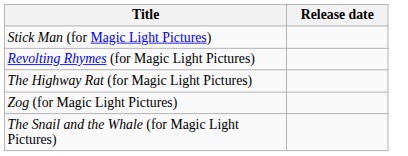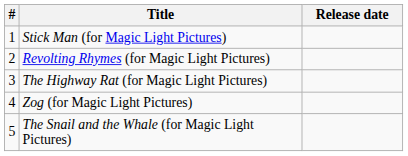+ column: (12, 15)
